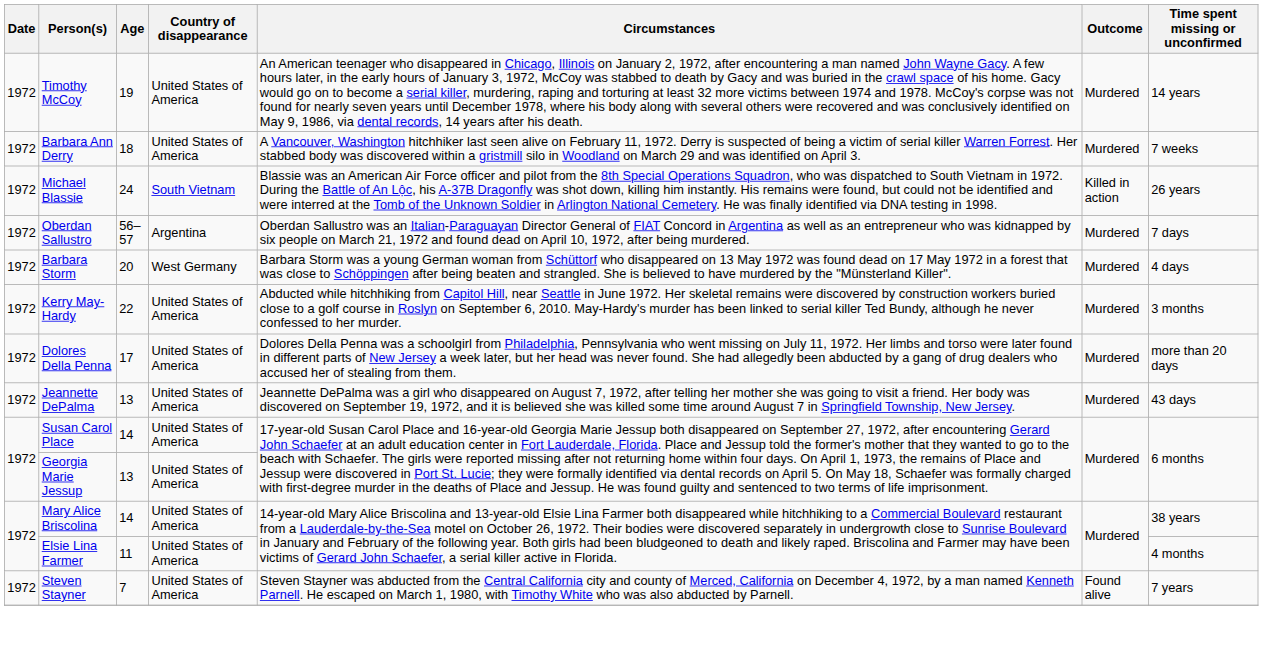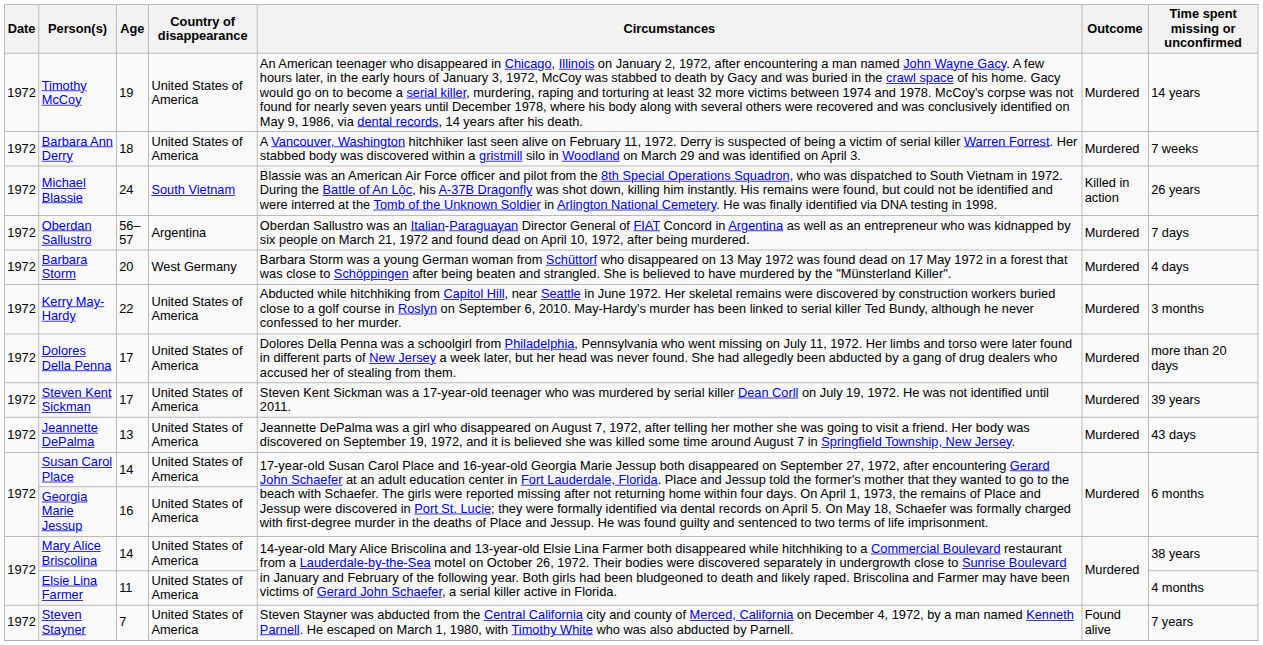+ row: (77, 400)
(126, 476) 13 -> (126, 511) 16
